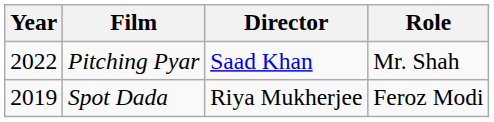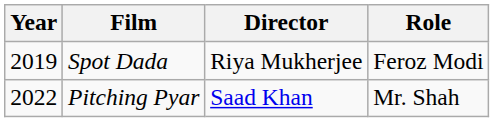rows swapped: (118, 97) <-> (134, 60)
